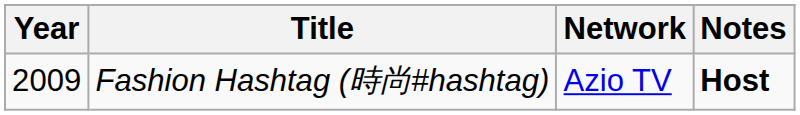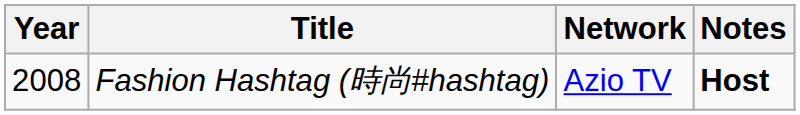(47, 81) 2009 -> (47, 81) 2008
